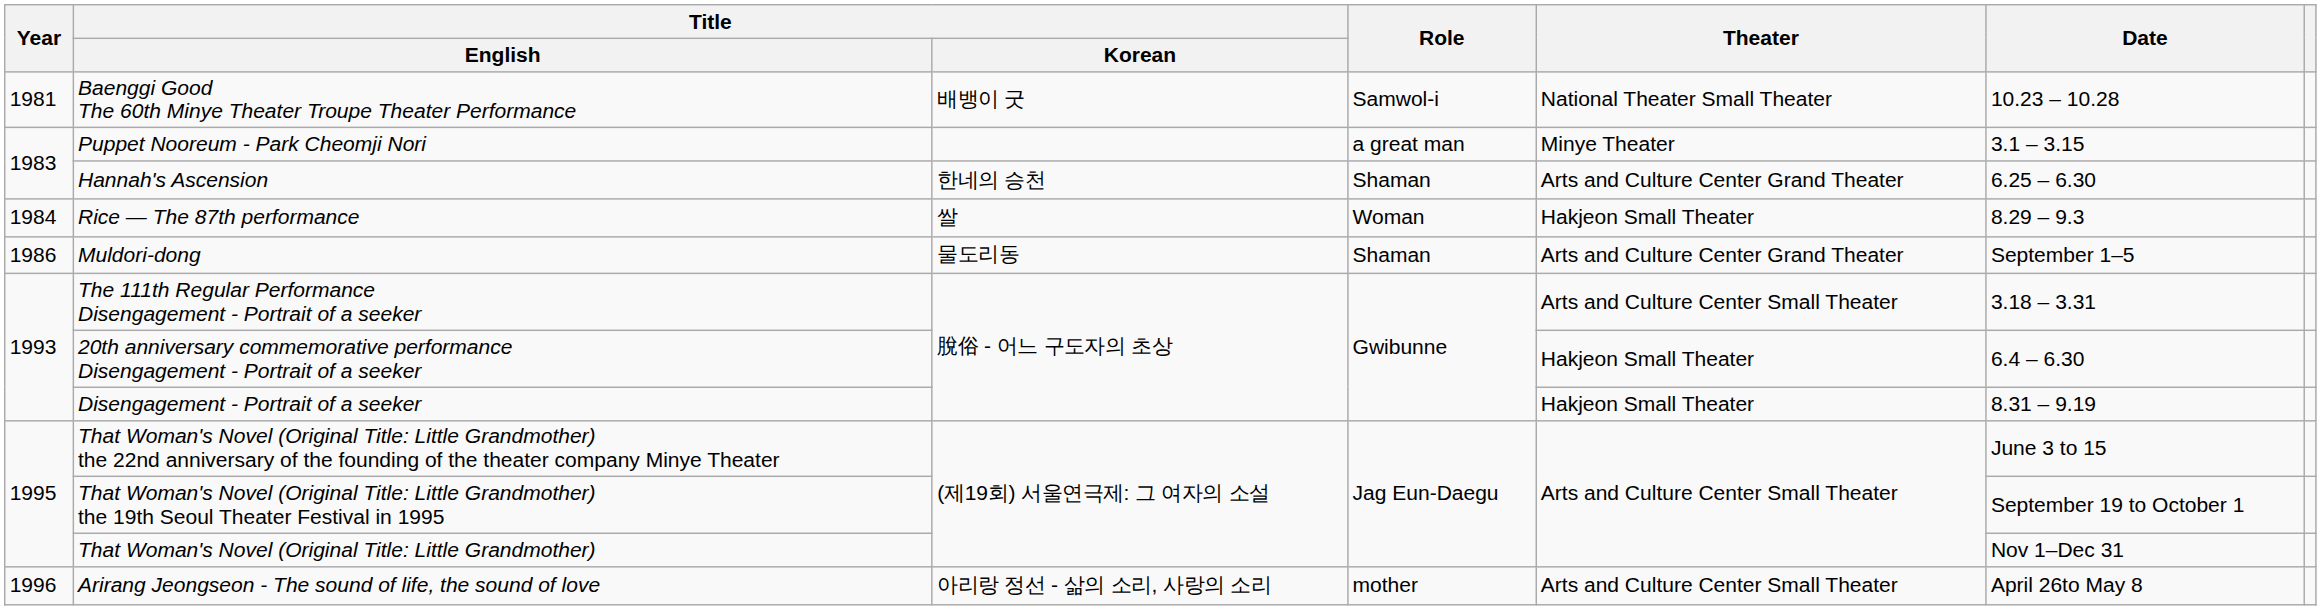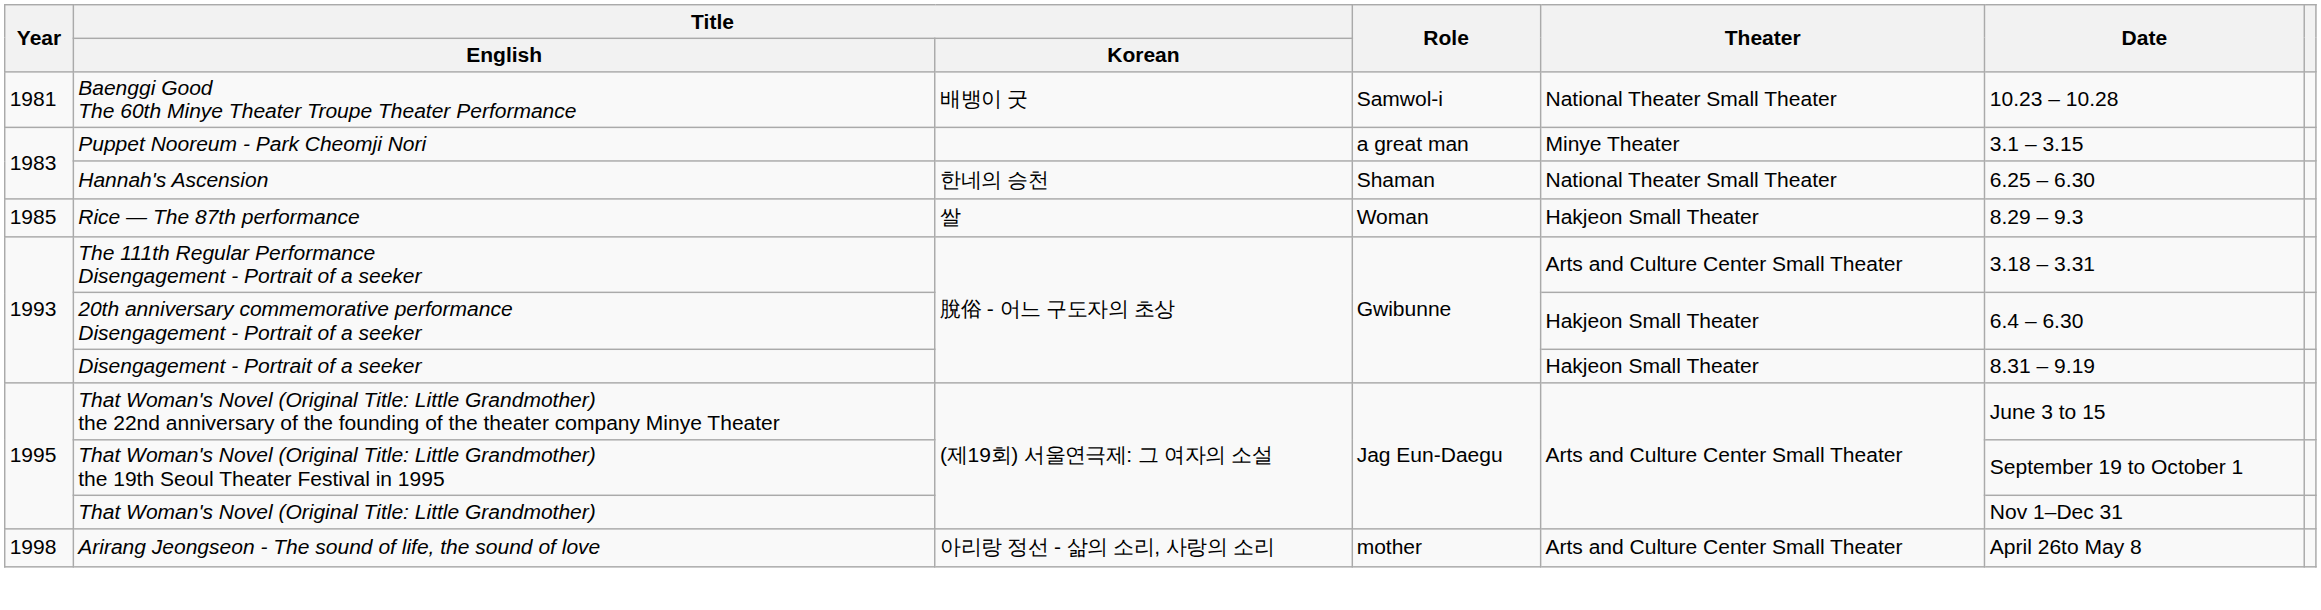(1722, 180) Arts and Culture Center Grand Theater -> (1691, 180) National Theater Small Theater
(33, 217) 1984 -> (33, 217) 1985
- row: (139, 255)
(33, 585) 1996 -> (33, 548) 1998
